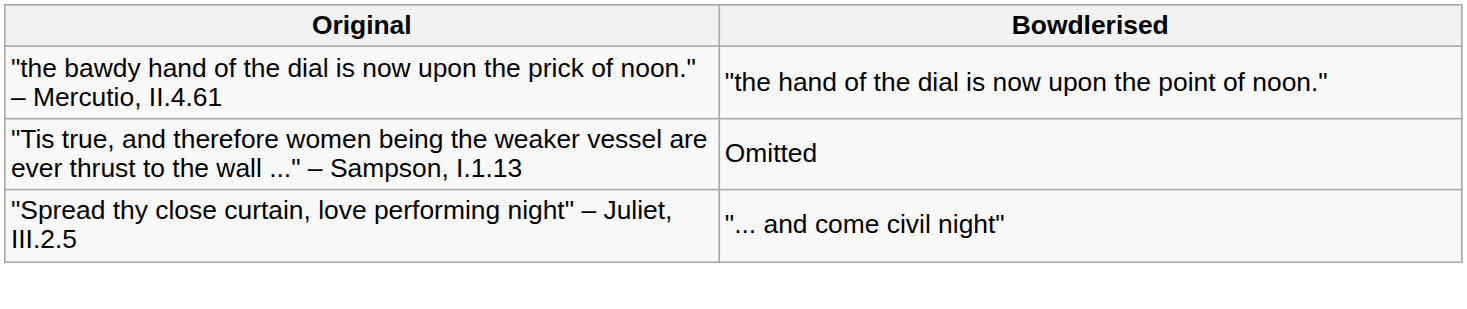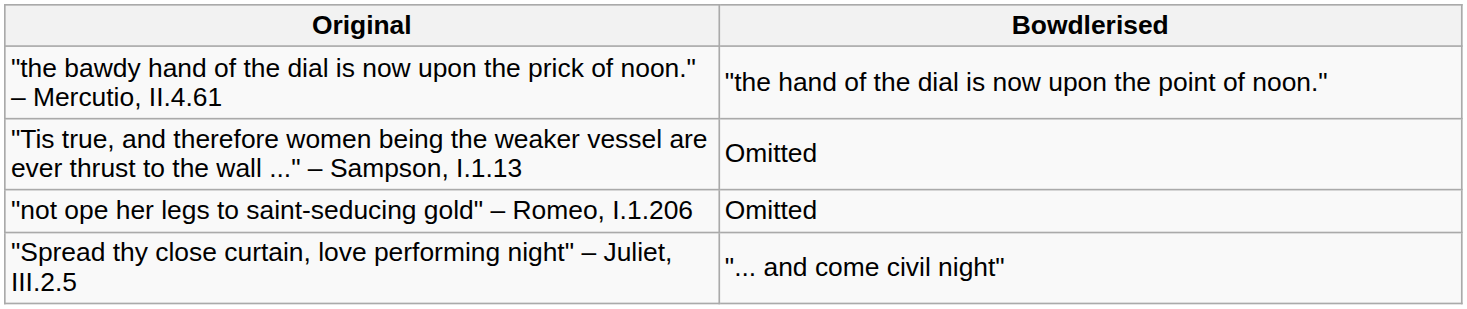+ row: (352, 210)
